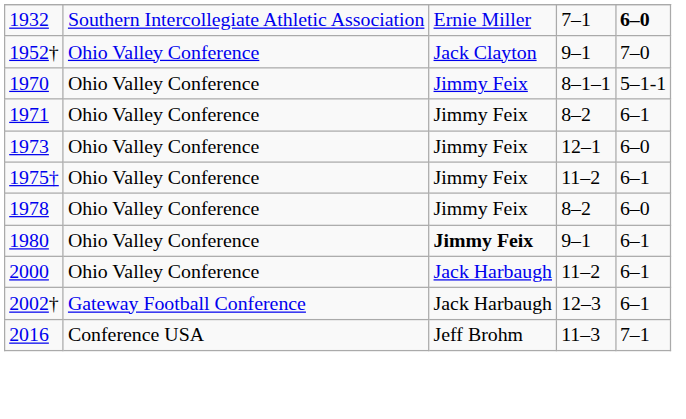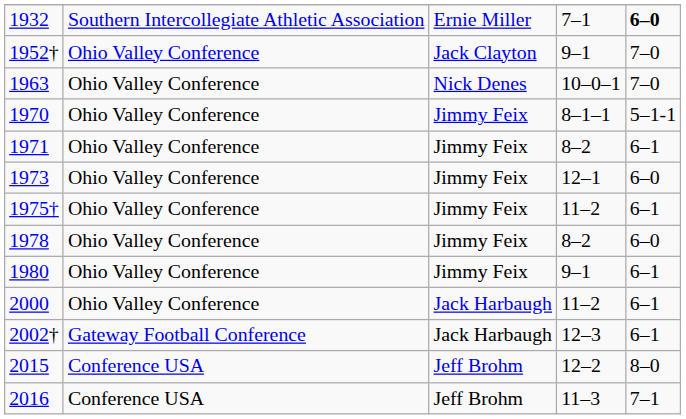+ row: (29, 83)
(483, 240) bold -> (481, 271) normal
+ row: (29, 366)
